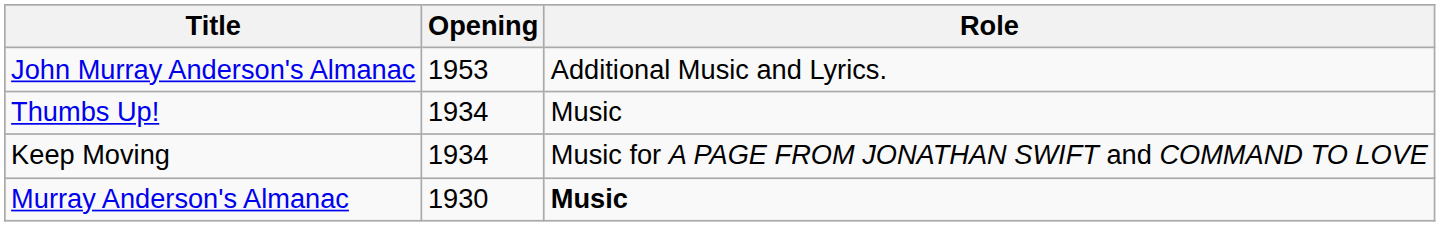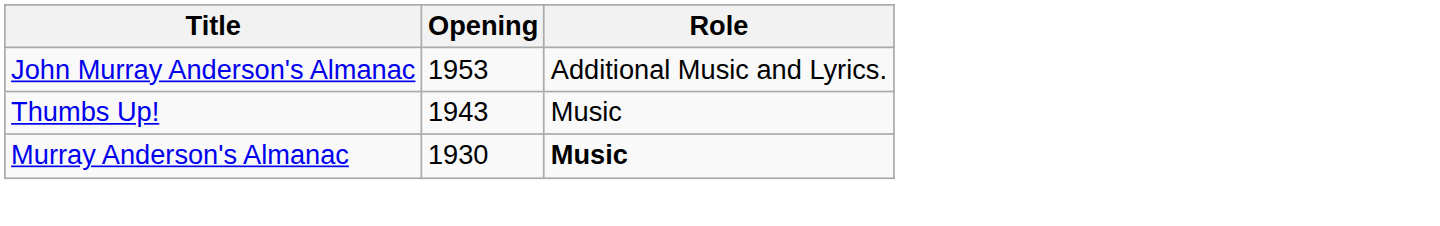(458, 112) 1934 -> (458, 112) 1943
- row: (91, 155)
